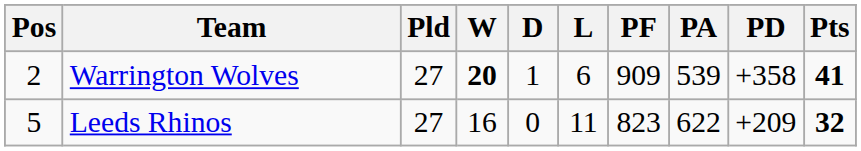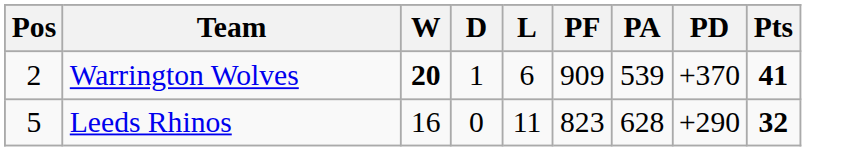- column: (429, 27)
(766, 74) +358 -> (709, 74) +370
(699, 121) 622 -> (642, 121) 628
(766, 121) +209 -> (709, 121) +290
